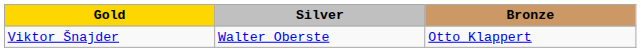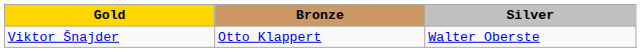columns swapped: (320, 15) <-> (530, 15)
